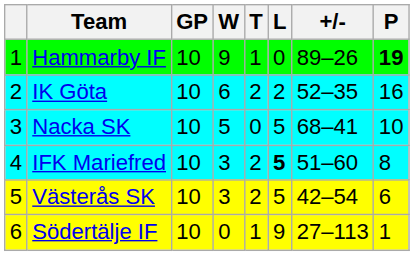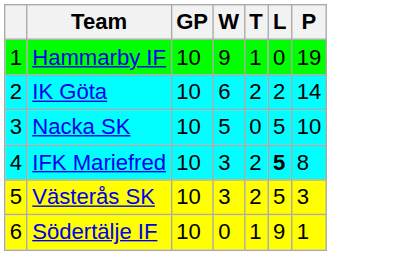- column: (333, 22)
(391, 57) bold -> (309, 57) normal
(391, 92) 16 -> (309, 92) 14
(385, 197) 6 -> (303, 197) 3
